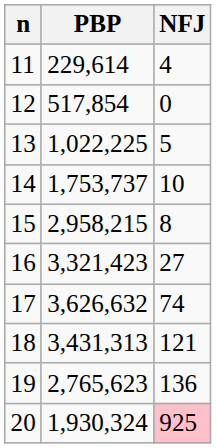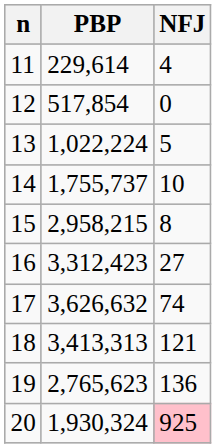(98, 143) 1,022,225 -> (98, 143) 1,022,224
(98, 183) 1,753,737 -> (98, 183) 1,755,737
(98, 263) 3,321,423 -> (98, 263) 3,312,423
(98, 343) 3,431,313 -> (98, 343) 3,413,313
